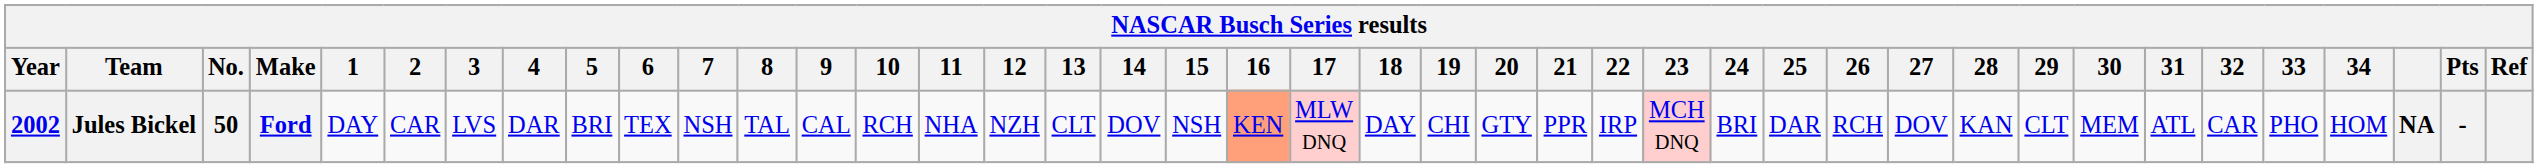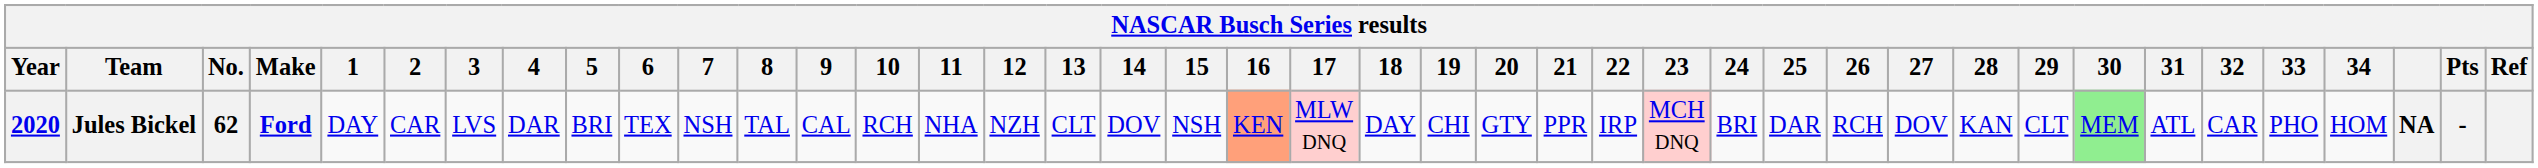(35, 125) 2002 -> (35, 125) 2020
(226, 125) 50 -> (226, 125) 62
(2109, 125) no background -> (2109, 125) lightgreen background
